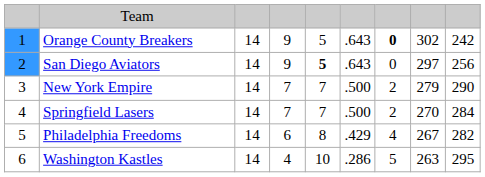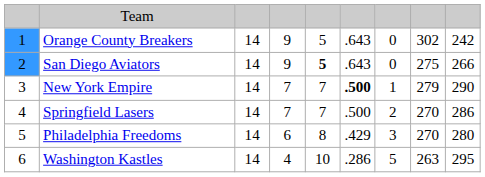(393, 40) bold -> (393, 40) normal
(428, 64) 297 -> (428, 64) 275
(463, 64) 256 -> (463, 64) 266
(358, 87) normal -> (358, 87) bold
(393, 87) 2 -> (393, 87) 1
(463, 111) 284 -> (463, 111) 286
(393, 135) 4 -> (393, 135) 3
(428, 135) 267 -> (428, 135) 270
(463, 135) 282 -> (463, 135) 280
